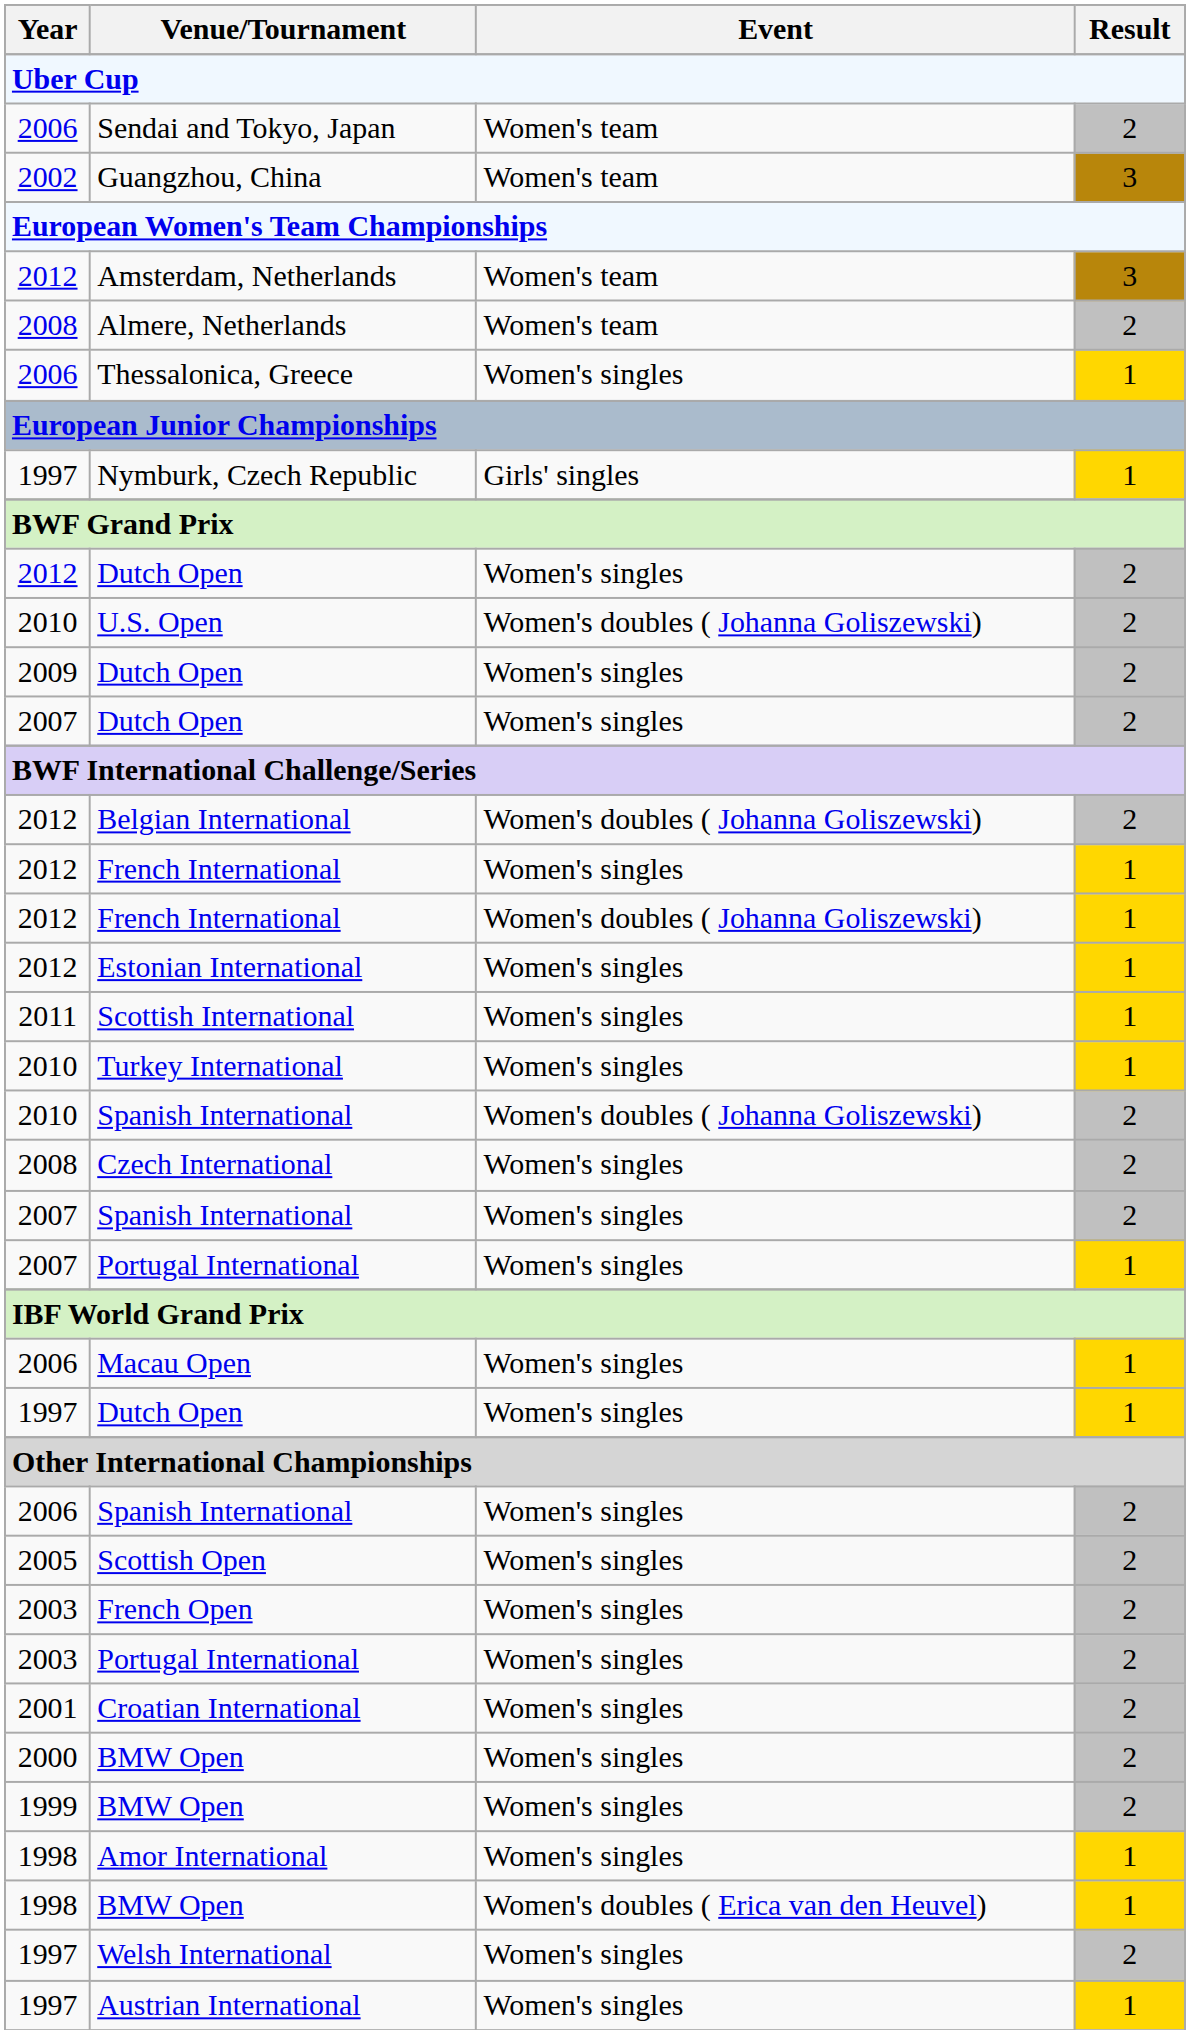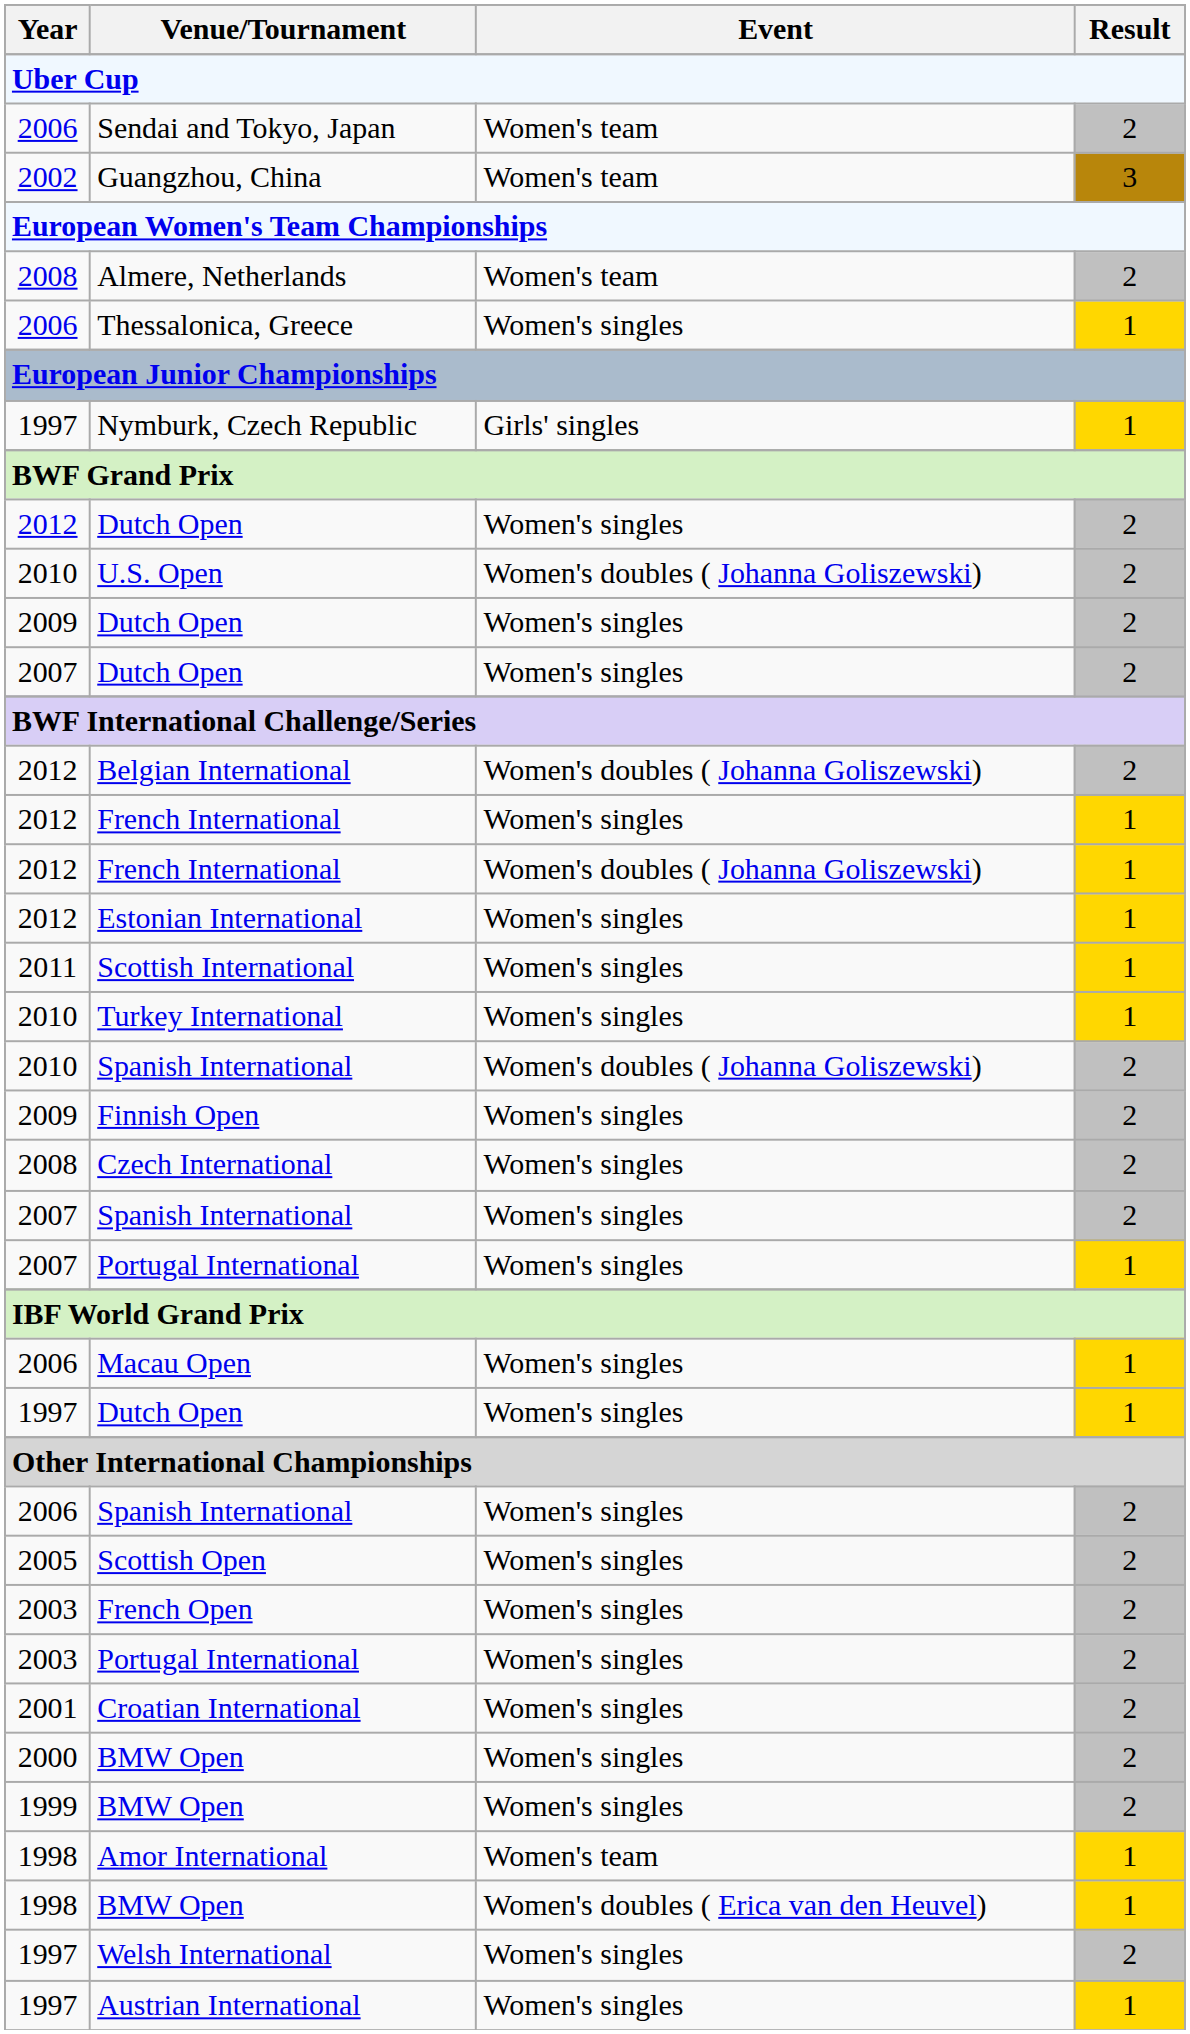- row: (48, 276)
+ row: (48, 1115)
(583, 1856) Women's singles -> (571, 1856) Women's team
